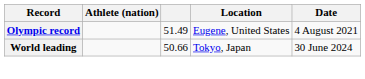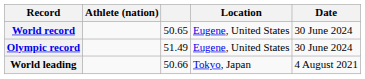+ row: (43, 30)
(326, 30) 4 August 2021 -> (323, 47) 30 June 2024
(323, 47) 30 June 2024 -> (326, 64) 4 August 2021
